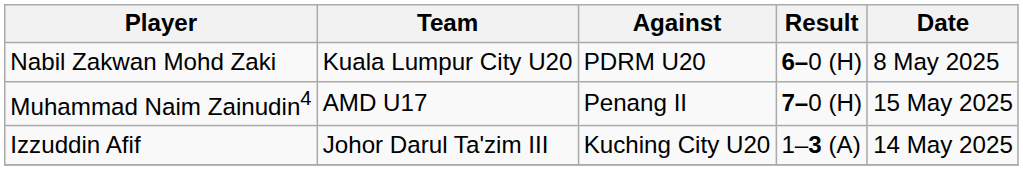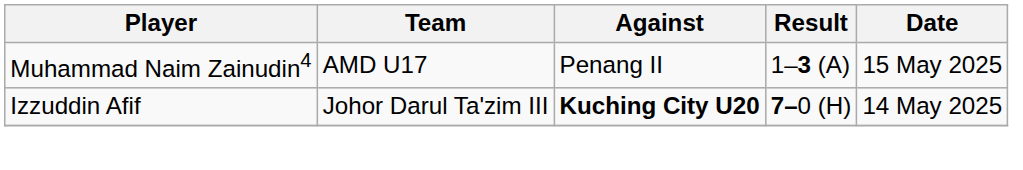- row: (143, 61)
(822, 103) 7–0 (H) -> (810, 65) 1–3 (A)
(677, 145) normal -> (660, 106) bold
(821, 145) 1–3 (A) -> (811, 106) 7–0 (H)
